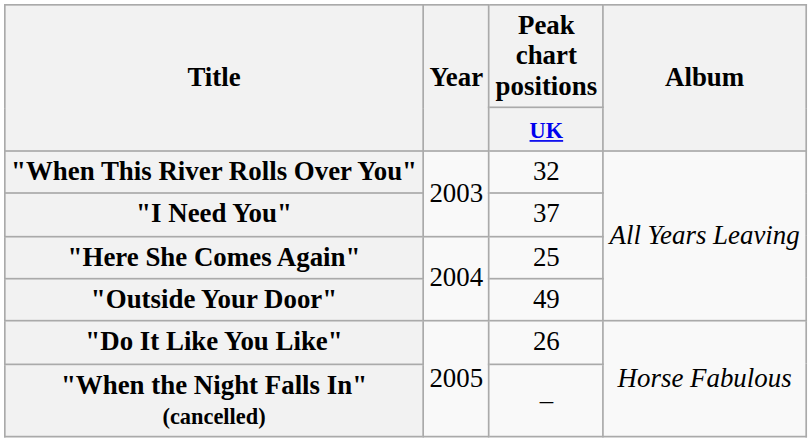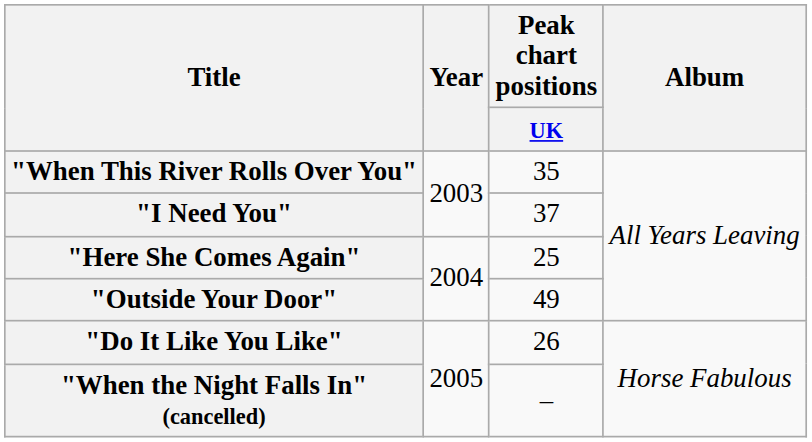(546, 171) 32 -> (546, 171) 35
